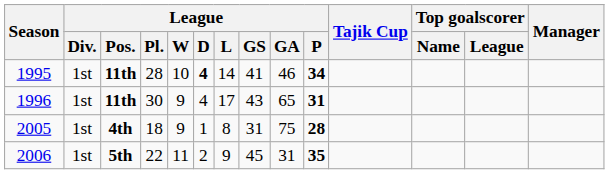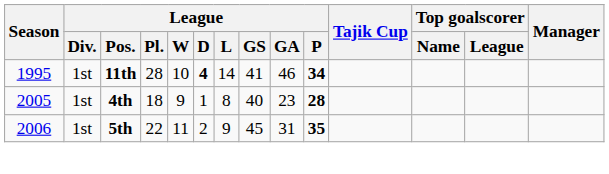- row: (34, 100)
(254, 127) 31 -> (254, 100) 40
(287, 127) 75 -> (287, 100) 23
